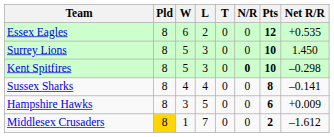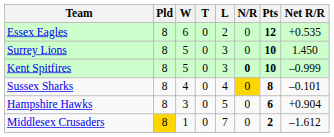columns swapped: (205, 13) <-> (225, 13)
(305, 68) –0.298 -> (305, 68) –0.999
(247, 86) no background -> (247, 86) gold background
(305, 86) –0.141 -> (305, 86) –0.101
(305, 104) +0.009 -> (305, 104) +0.904
